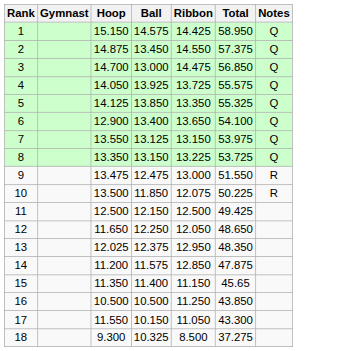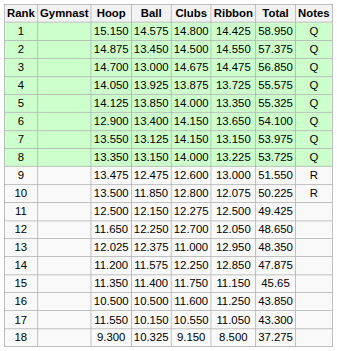+ column: (191, 13)
